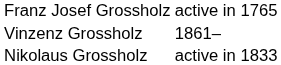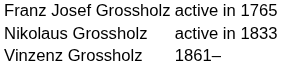rows swapped: (76, 56) <-> (73, 33)
